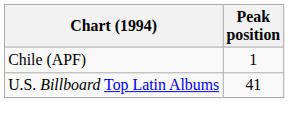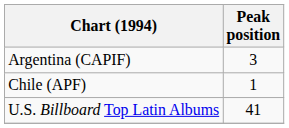+ row: (69, 60)
